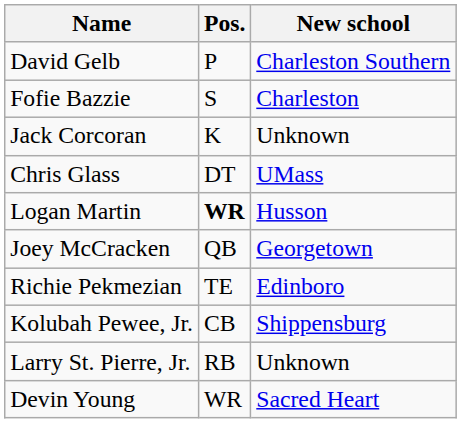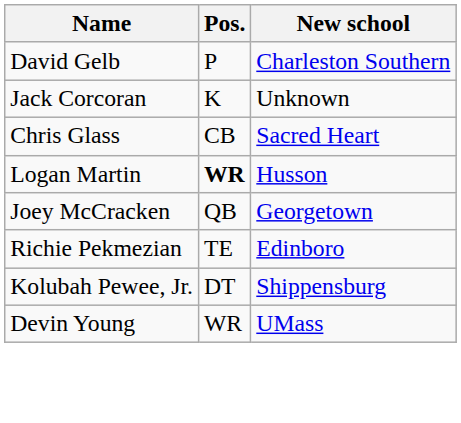- row: (70, 98)
(220, 173) DT -> (220, 135) CB
(290, 173) UMass -> (318, 135) Sacred Heart
(220, 323) CB -> (220, 286) DT
- row: (100, 361)
(318, 398) Sacred Heart -> (290, 323) UMass
